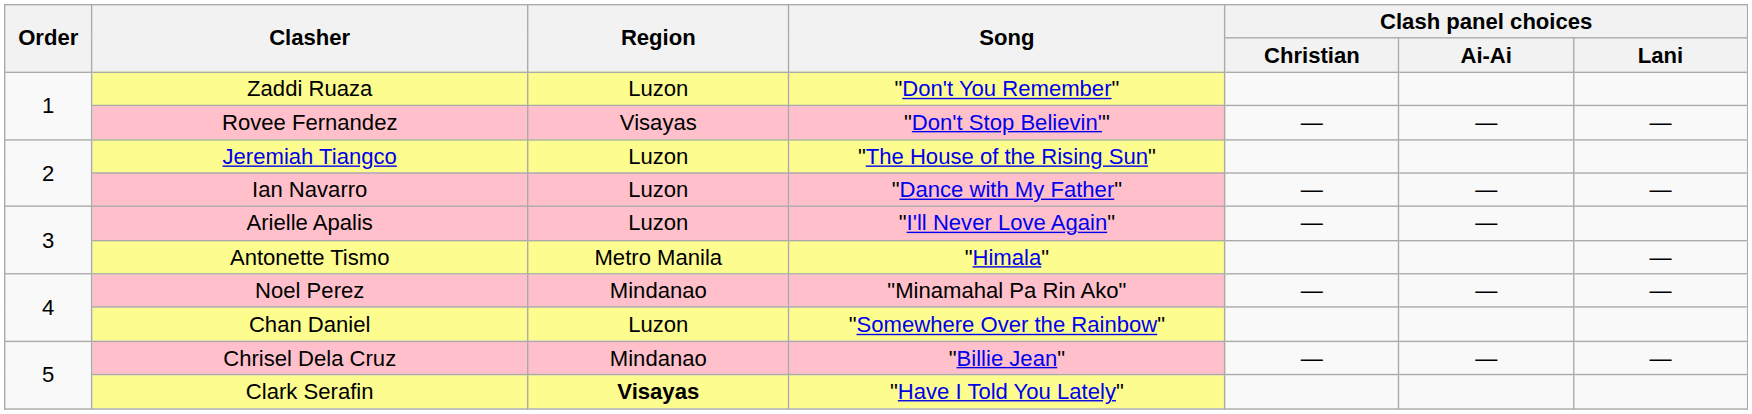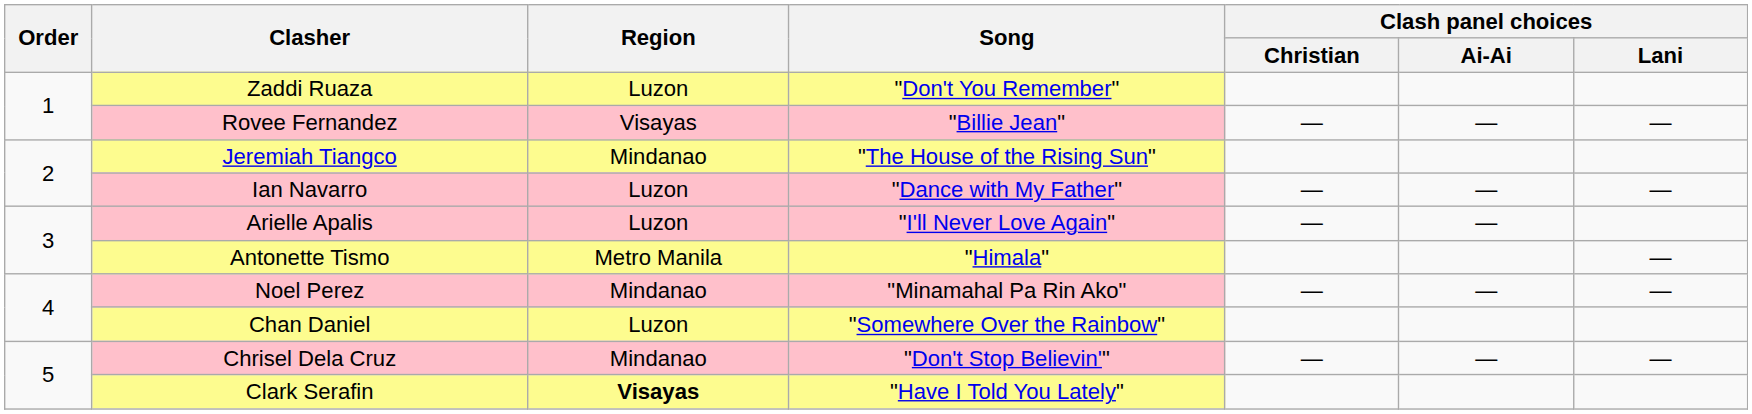(1007, 122) "Don't Stop Believin'" -> (1007, 122) "Billie Jean"
(658, 156) Luzon -> (658, 156) Mindanao
(1007, 358) "Billie Jean" -> (1007, 358) "Don't Stop Believin'"
